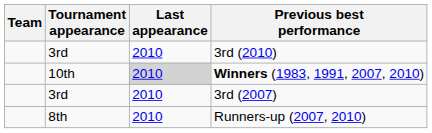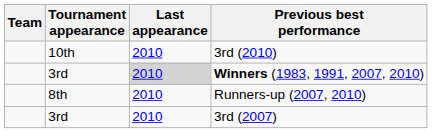(58, 52) 3rd -> (62, 52) 10th
(62, 73) 10th -> (58, 73) 3rd
rows swapped: (290, 116) <-> (245, 95)
